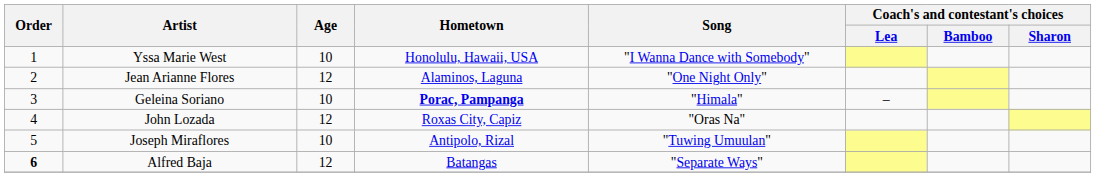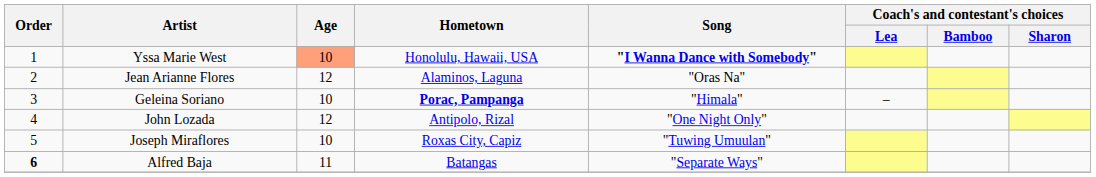(326, 57) no background -> (326, 57) lightsalmon background
(717, 57) normal -> (717, 57) bold
(717, 78) "One Night Only" -> (717, 78) "Oras Na"
(472, 120) Roxas City, Capiz -> (472, 120) Antipolo, Rizal
(717, 120) "Oras Na" -> (717, 120) "One Night Only"
(472, 141) Antipolo, Rizal -> (472, 141) Roxas City, Capiz
(326, 162) 12 -> (326, 162) 11
